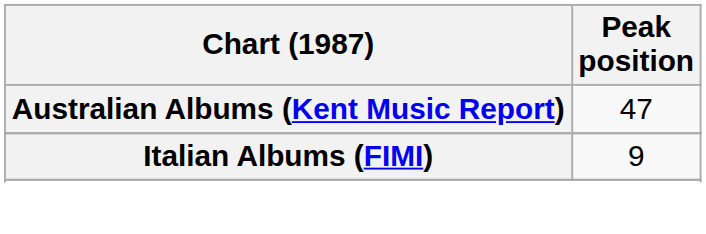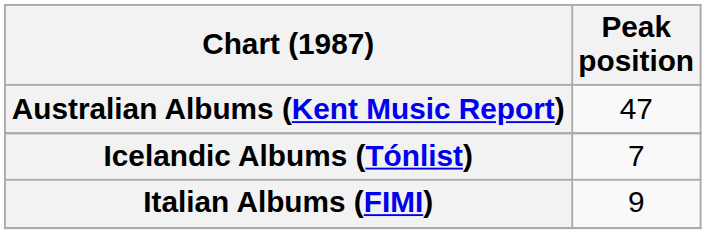+ row: (288, 155)
